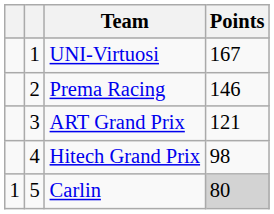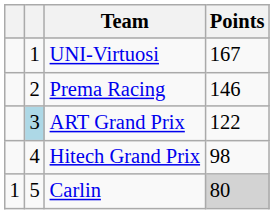(35, 122) no background -> (35, 122) lightblue background
(225, 122) 121 -> (225, 122) 122
